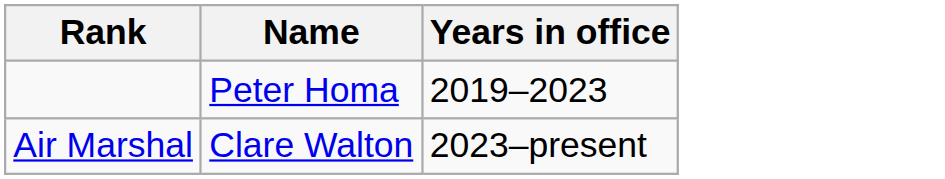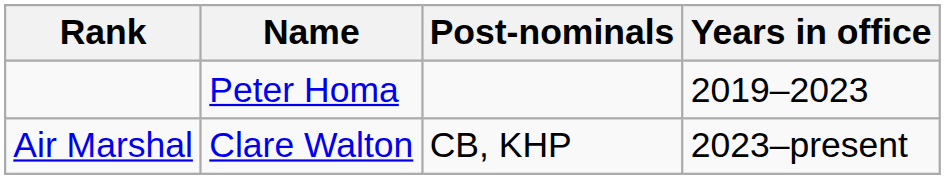+ column: (552, 32)
